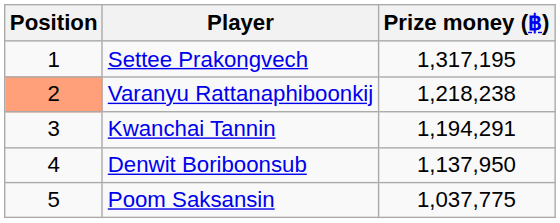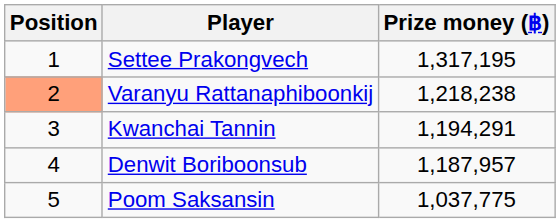(466, 164) 1,137,950 -> (466, 164) 1,187,957
